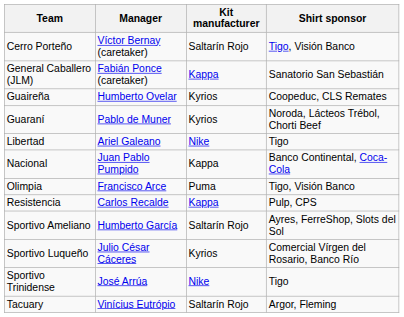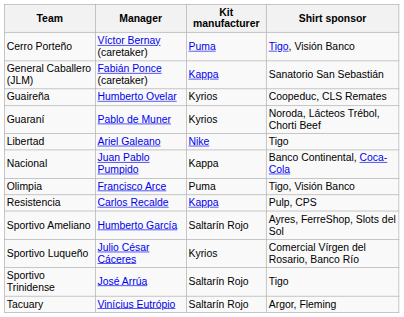(219, 46) Saltarín Rojo -> (202, 46) Puma
(199, 281) Nike -> (219, 281) Saltarín Rojo
